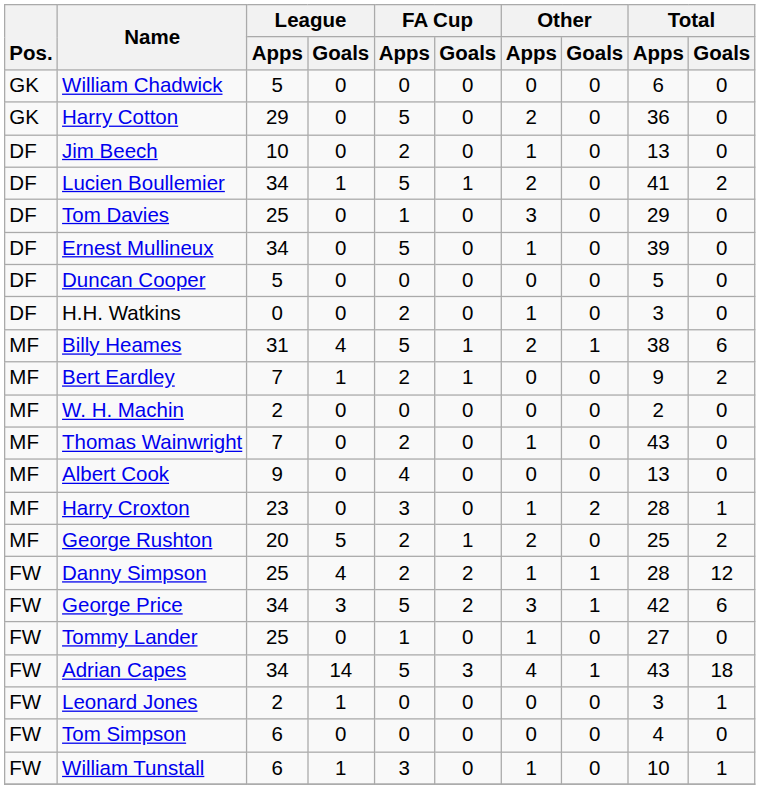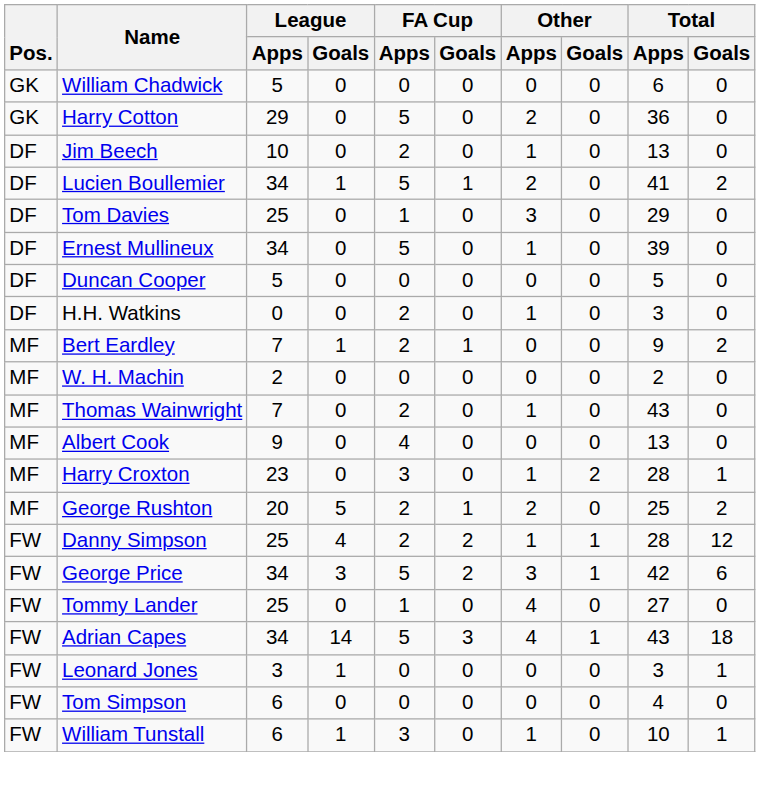- row: (122, 345)
(531, 637) 1 -> (531, 605) 4
(277, 702) 2 -> (277, 670) 3
